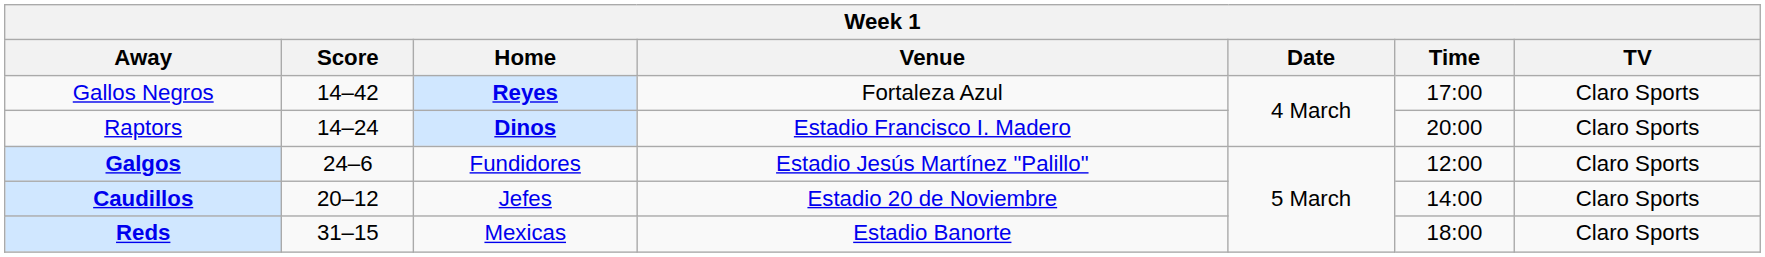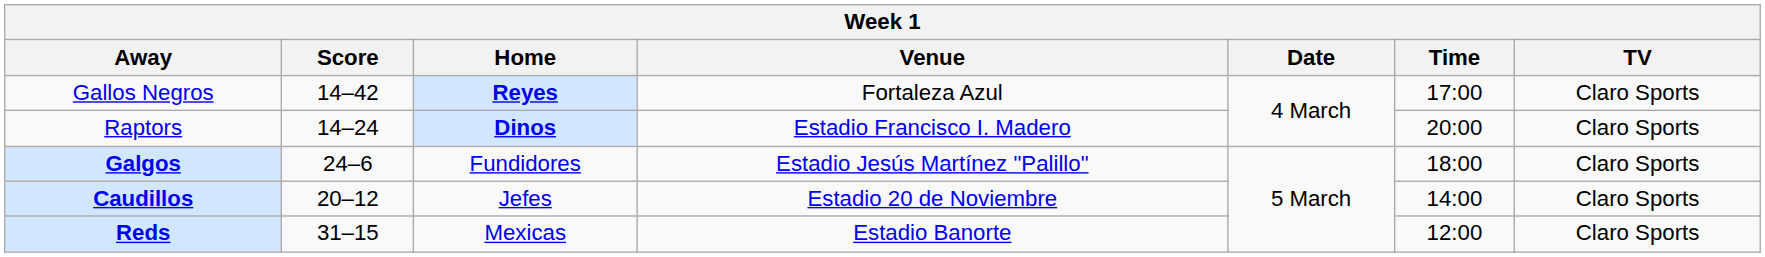(1454, 163) 12:00 -> (1454, 163) 18:00
(1454, 233) 18:00 -> (1454, 233) 12:00
